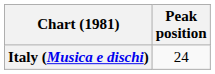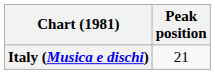(181, 57) 24 -> (181, 57) 21
